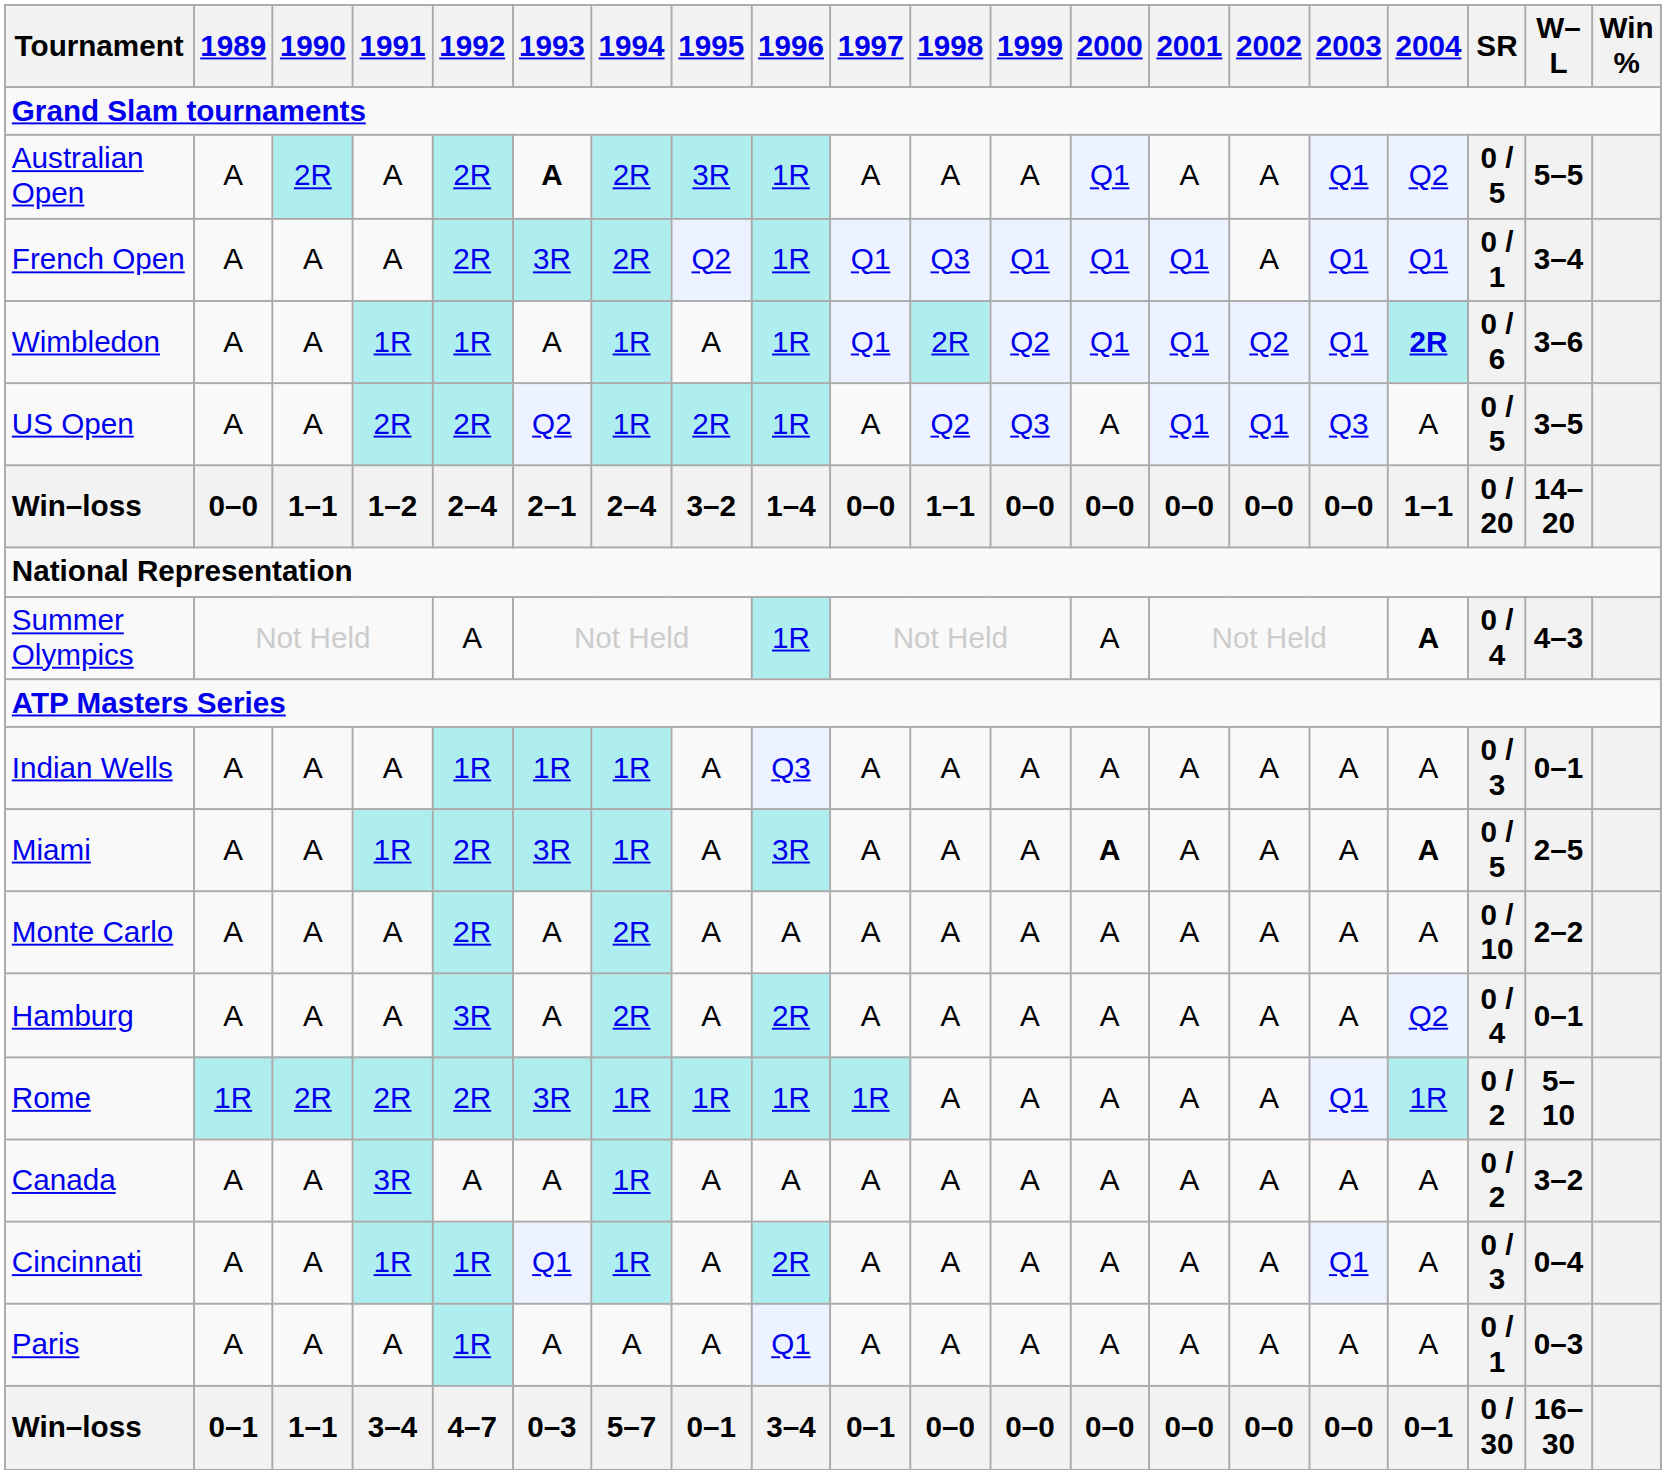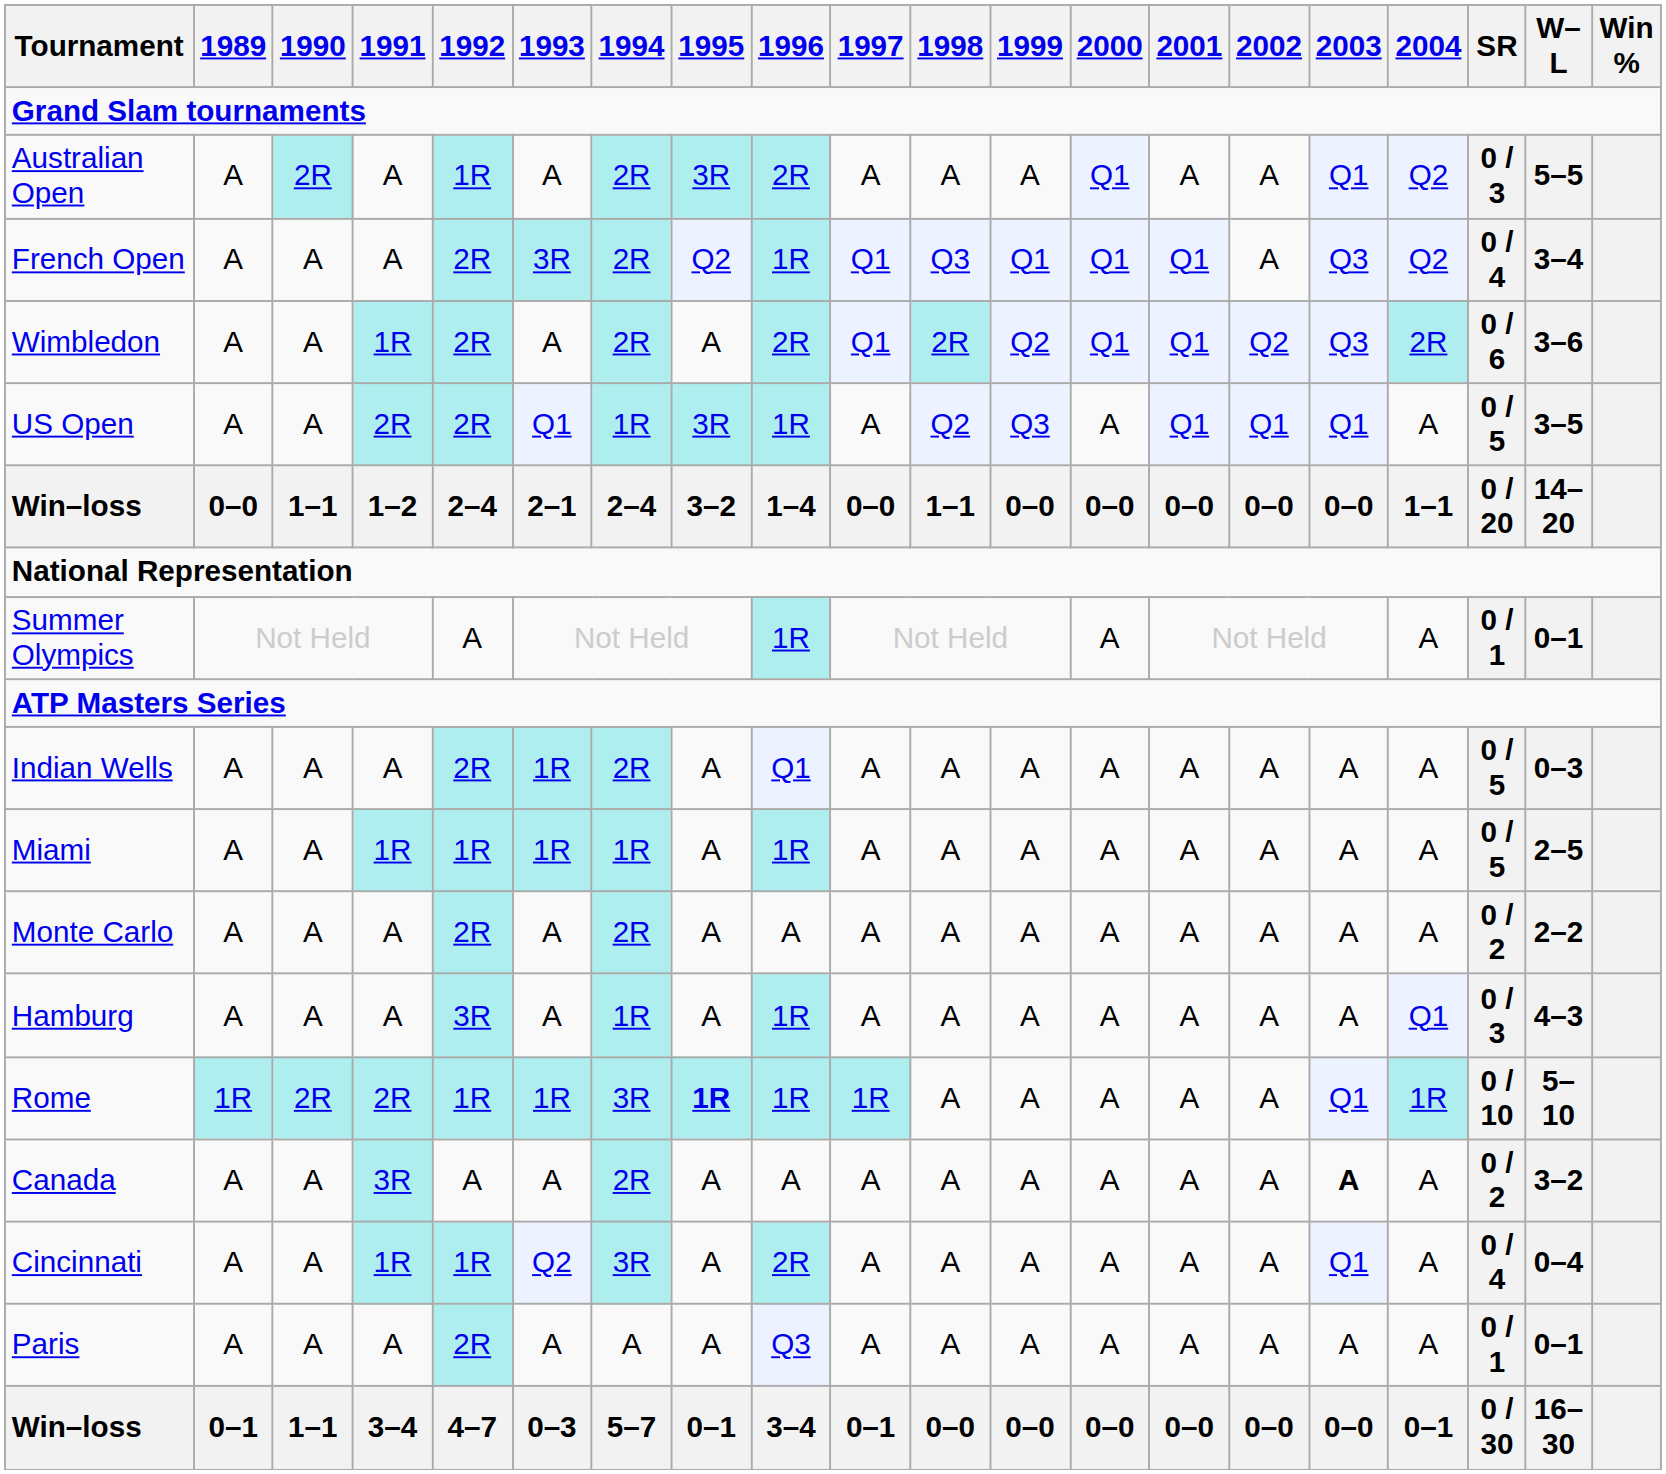(472, 175) 2R -> (472, 175) 1R
(552, 175) bold -> (552, 175) normal
(791, 175) 1R -> (791, 175) 2R
(1497, 175) 0 / 5 -> (1497, 175) 0 / 3
(1349, 258) Q1 -> (1349, 258) Q3
(1428, 258) Q1 -> (1428, 258) Q2
(1497, 258) 0 / 1 -> (1497, 258) 0 / 4
(472, 340) 1R -> (472, 340) 2R
(632, 340) 1R -> (632, 340) 2R
(791, 340) 1R -> (791, 340) 2R
(1349, 340) Q1 -> (1349, 340) Q3
(1428, 340) bold -> (1428, 340) normal
(552, 423) Q2 -> (552, 423) Q1
(711, 423) 2R -> (711, 423) 3R
(1349, 423) Q3 -> (1349, 423) Q1
(1428, 636) bold -> (1428, 636) normal
(1497, 636) 0 / 4 -> (1497, 636) 0 / 1
(1559, 636) 4–3 -> (1559, 636) 0–1
(472, 767) 1R -> (472, 767) 2R
(632, 767) 1R -> (632, 767) 2R
(791, 767) Q3 -> (791, 767) Q1
(1497, 767) 0 / 3 -> (1497, 767) 0 / 5
(1559, 767) 0–1 -> (1559, 767) 0–3
(472, 849) 2R -> (472, 849) 1R
(552, 849) 3R -> (552, 849) 1R
(791, 849) 3R -> (791, 849) 1R
(1110, 849) bold -> (1110, 849) normal
(1428, 849) bold -> (1428, 849) normal
(1497, 931) 0 / 10 -> (1497, 931) 0 / 2
(632, 1014) 2R -> (632, 1014) 1R
(791, 1014) 2R -> (791, 1014) 1R
(1428, 1014) Q2 -> (1428, 1014) Q1
(1497, 1014) 0 / 4 -> (1497, 1014) 0 / 3
(1559, 1014) 0–1 -> (1559, 1014) 4–3
(472, 1096) 2R -> (472, 1096) 1R
(552, 1096) 3R -> (552, 1096) 1R
(632, 1096) 1R -> (632, 1096) 3R
(711, 1096) normal -> (711, 1096) bold
(1497, 1096) 0 / 2 -> (1497, 1096) 0 / 10
(632, 1179) 1R -> (632, 1179) 2R
(1349, 1179) normal -> (1349, 1179) bold
(552, 1261) Q1 -> (552, 1261) Q2
(632, 1261) 1R -> (632, 1261) 3R
(1497, 1261) 0 / 3 -> (1497, 1261) 0 / 4
(472, 1344) 1R -> (472, 1344) 2R
(791, 1344) Q1 -> (791, 1344) Q3
(1559, 1344) 0–3 -> (1559, 1344) 0–1
